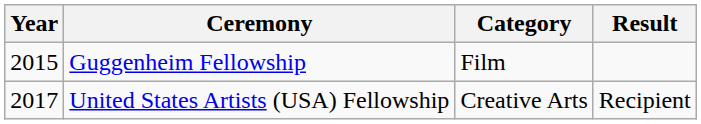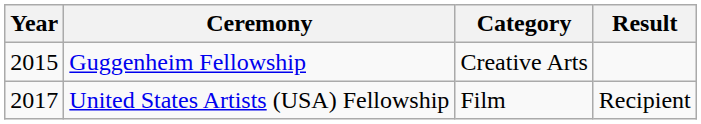(483, 61) Film -> (524, 61) Creative Arts
(524, 99) Creative Arts -> (483, 99) Film
